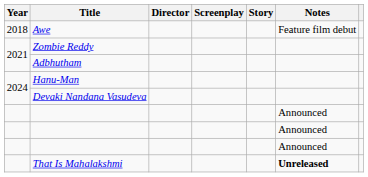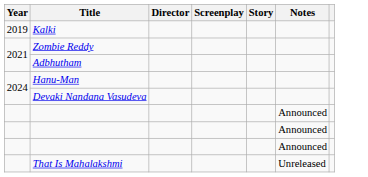- row: (17, 29)
+ row: (17, 29)
(303, 163) bold -> (302, 163) normal
